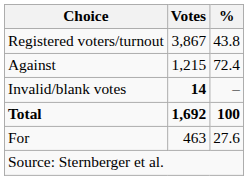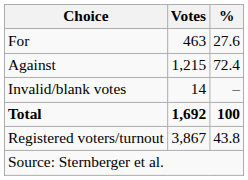rows swapped: (19, 138) <-> (86, 41)
(198, 89) bold -> (198, 89) normal
